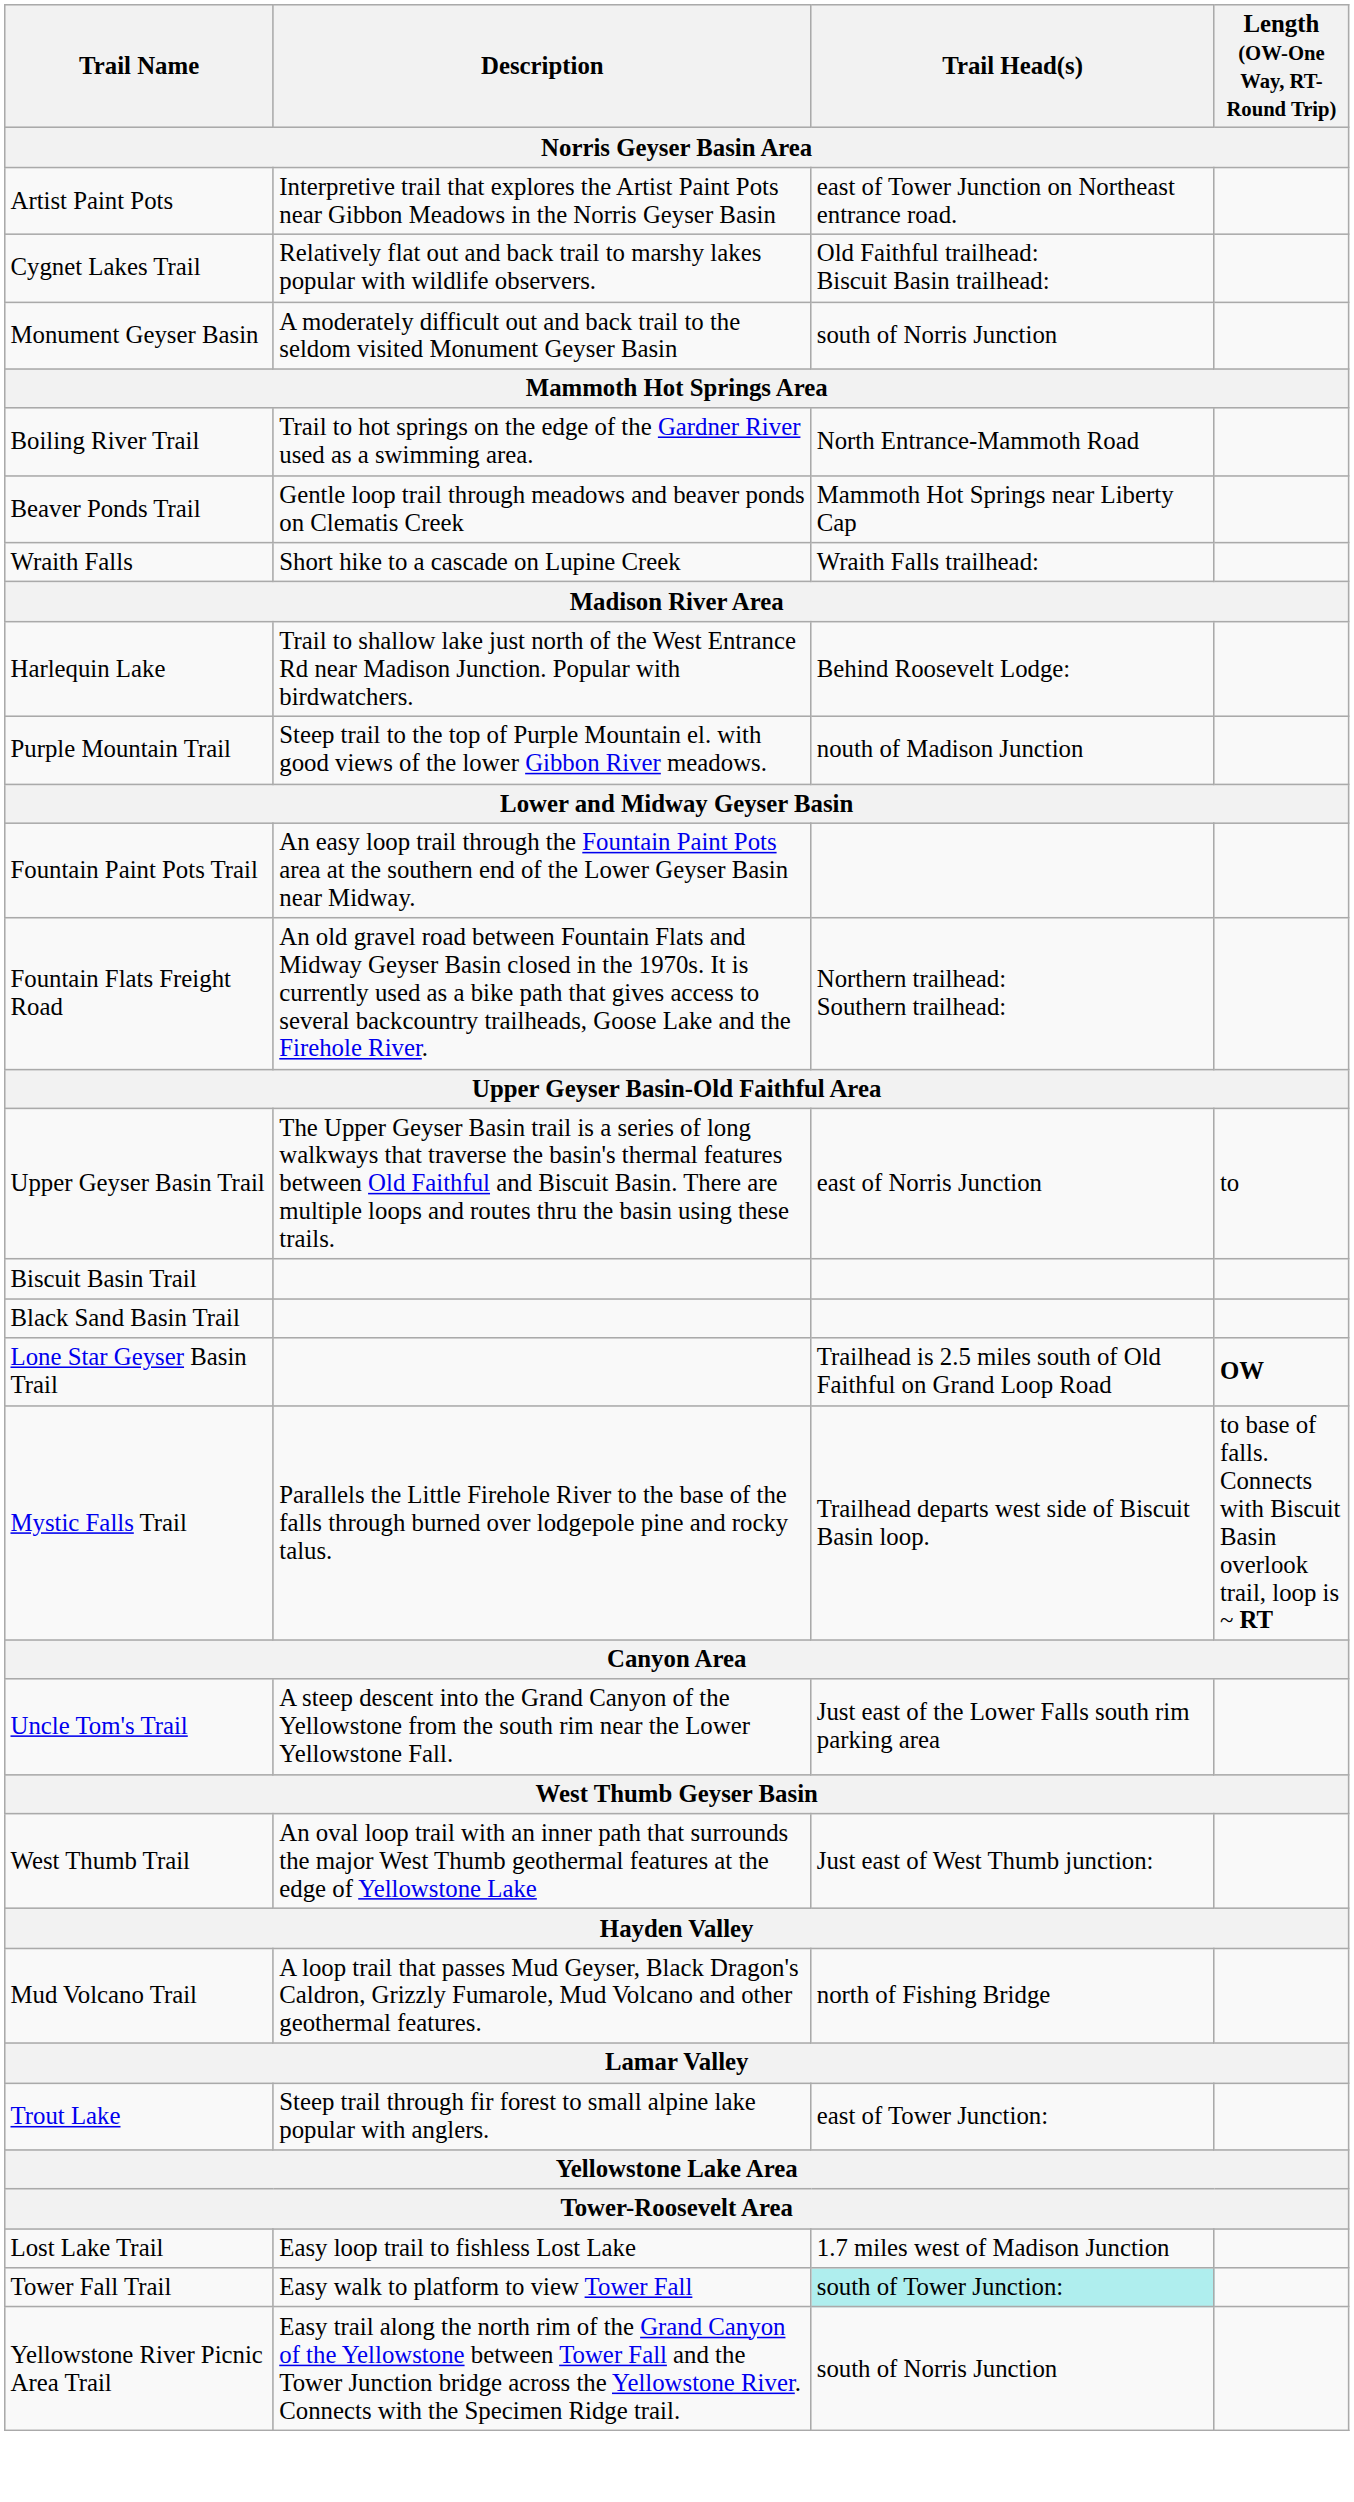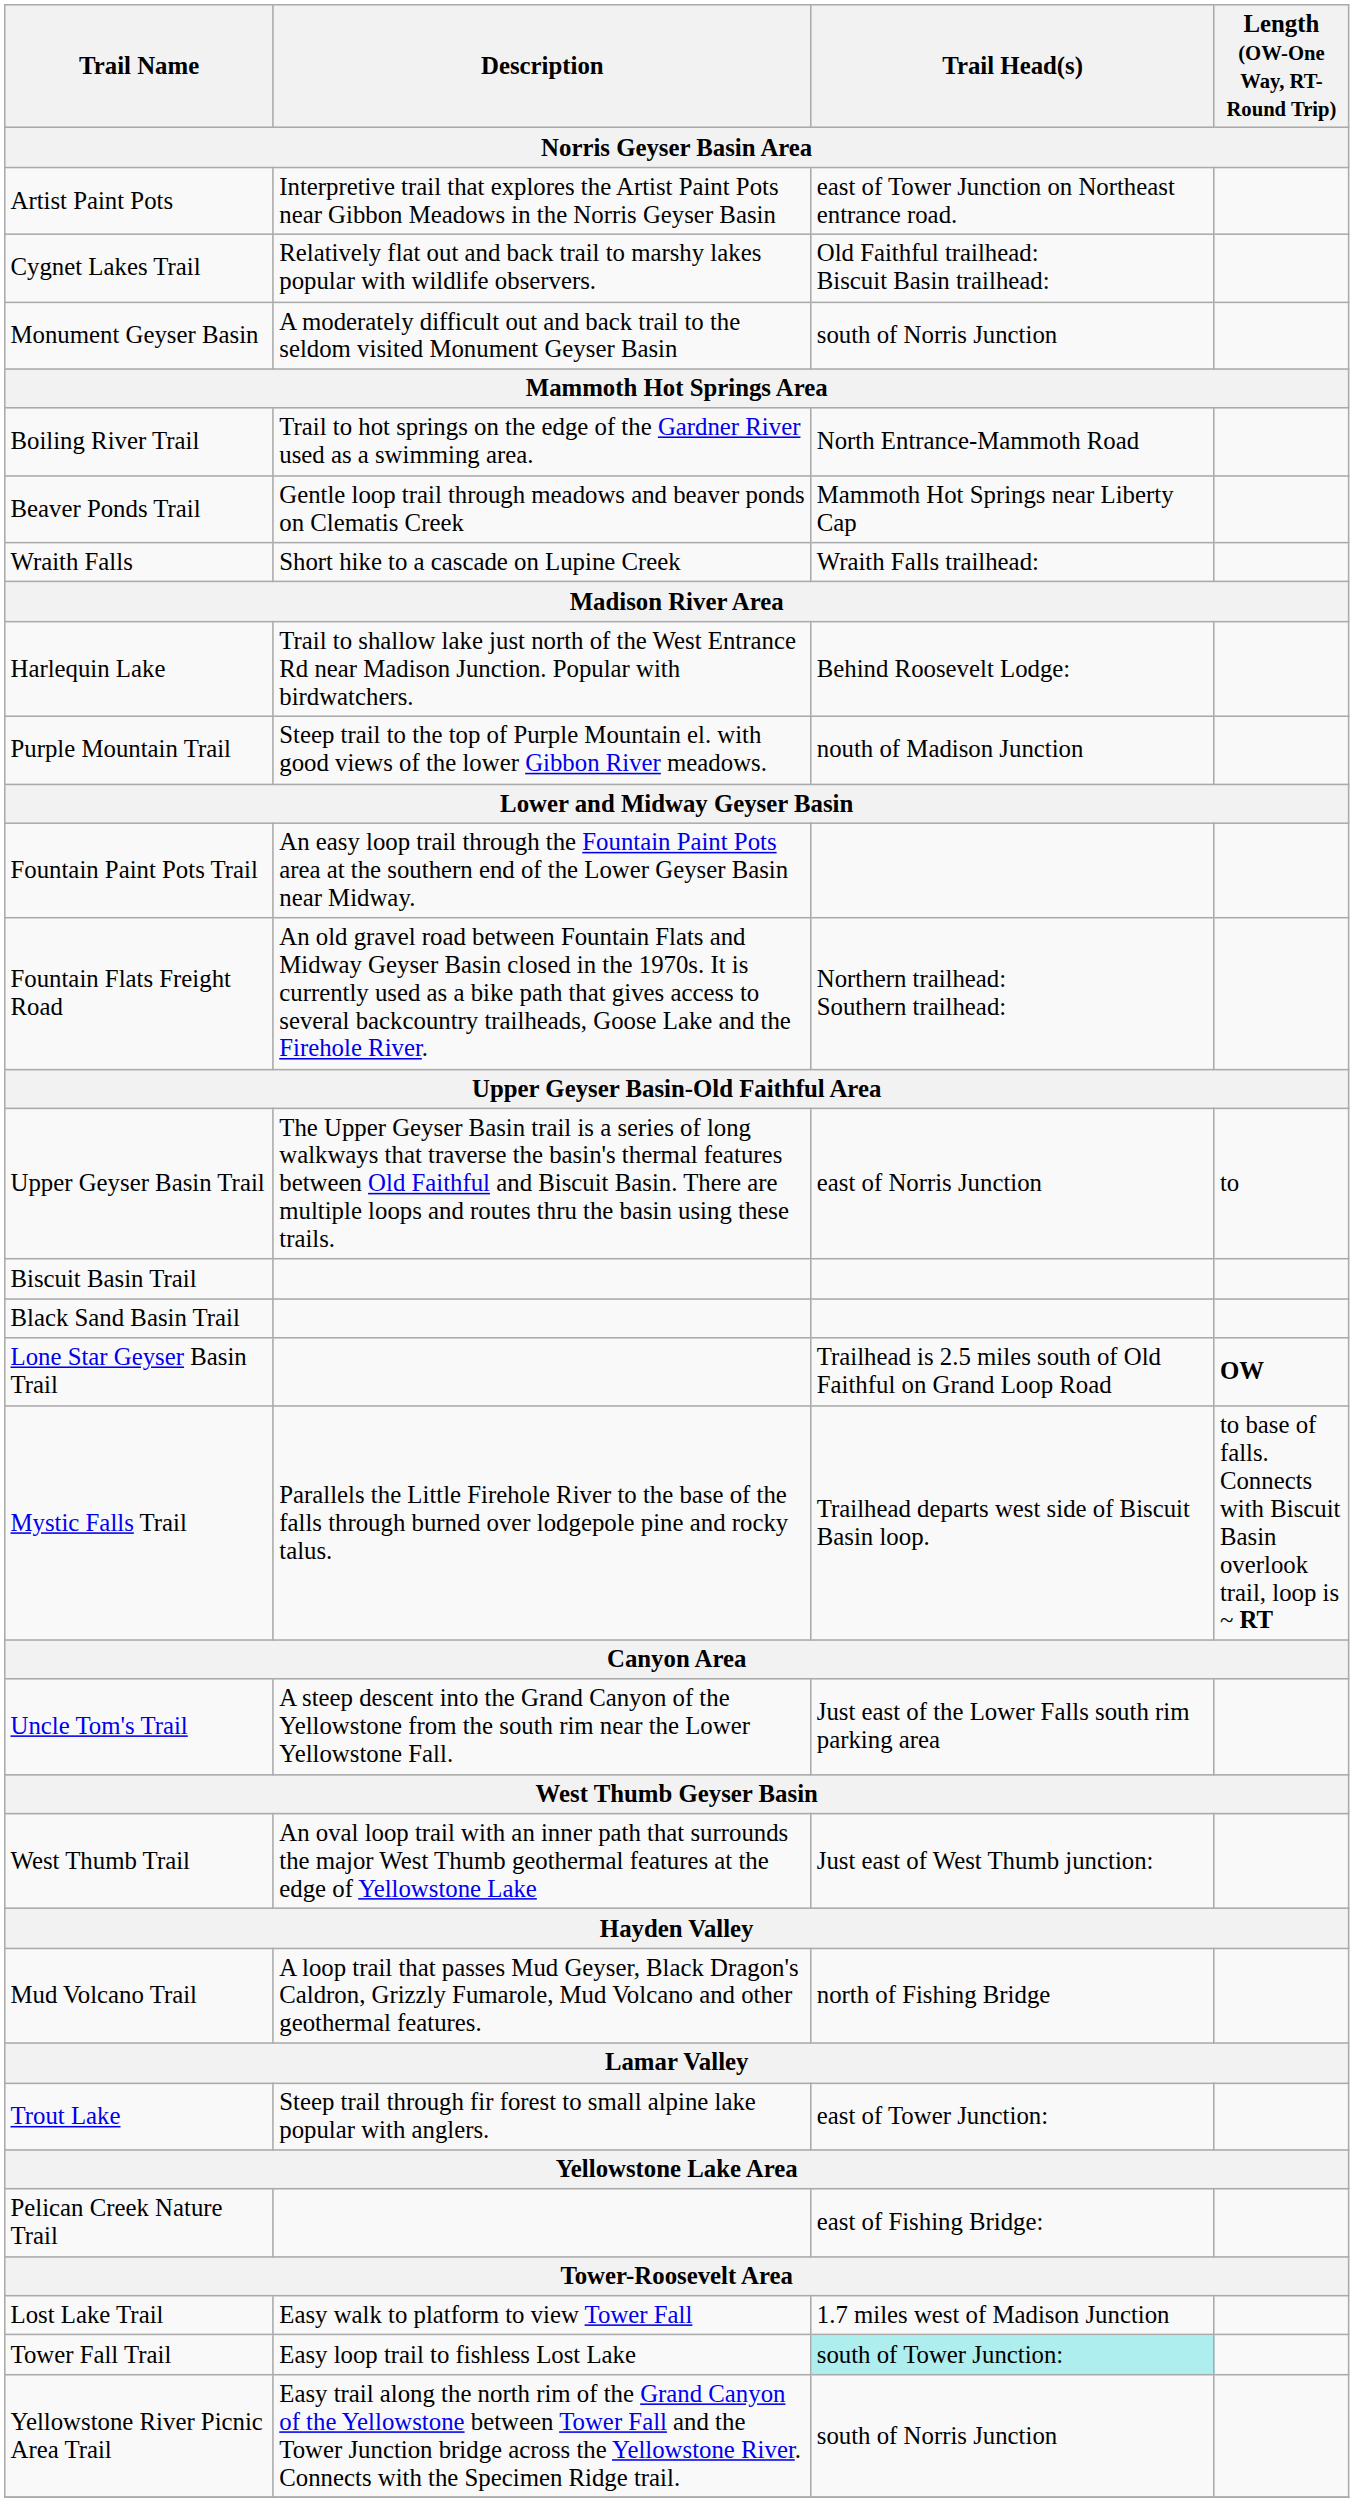+ row: (117, 2222)
(458, 2247) Easy loop trail to fishless Lost Lake -> (486, 2315) Easy walk to platform to view Tower Fall
(486, 2287) Easy walk to platform to view Tower Fall -> (458, 2354) Easy loop trail to fishless Lost Lake
